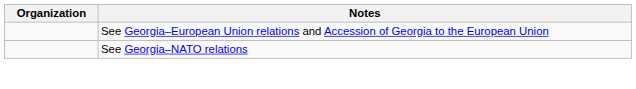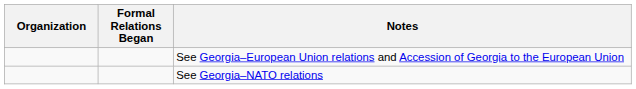+ column: (136, 26)
